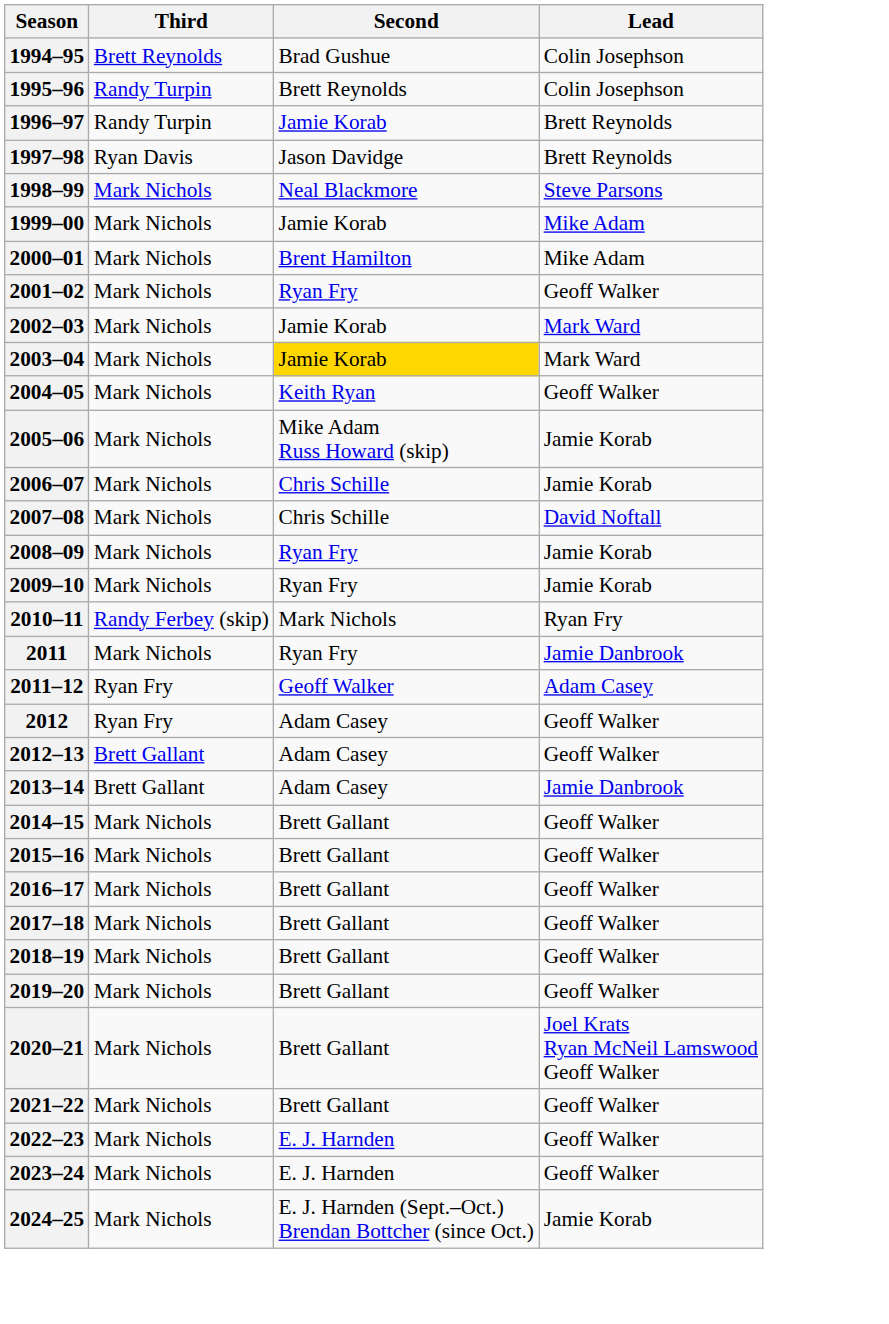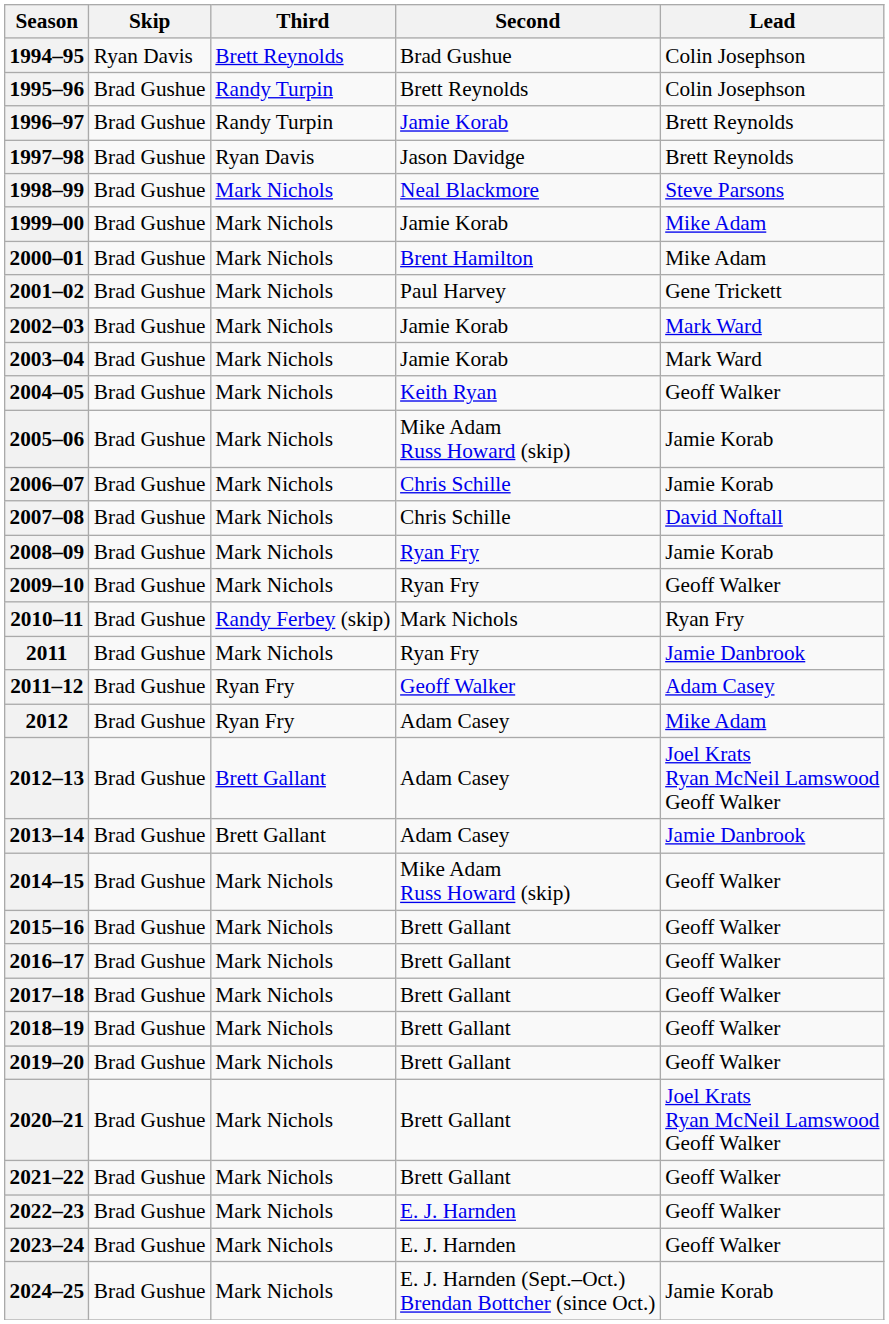+ column: (150, 21)
(318, 291) Ryan Fry -> (453, 291) Paul Harvey
(601, 291) Geoff Walker -> (723, 291) Gene Trickett
(333, 358) gold background -> (454, 358) no background
(598, 585) Jamie Korab -> (723, 585) Geoff Walker
(601, 720) Geoff Walker -> (716, 720) Mike Adam
(601, 754) Geoff Walker -> (772, 777) Joel Krats Ryan McNeil Lamswood Geoff Walker
(334, 821) Brett Gallant -> (485, 881) Mike Adam Russ Howard (skip)
